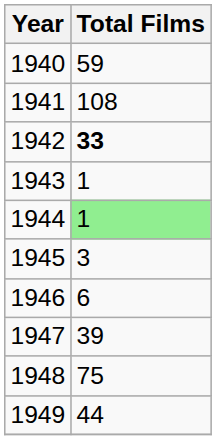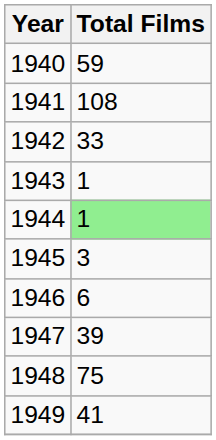(90, 141) bold -> (90, 141) normal
(90, 414) 44 -> (90, 414) 41
